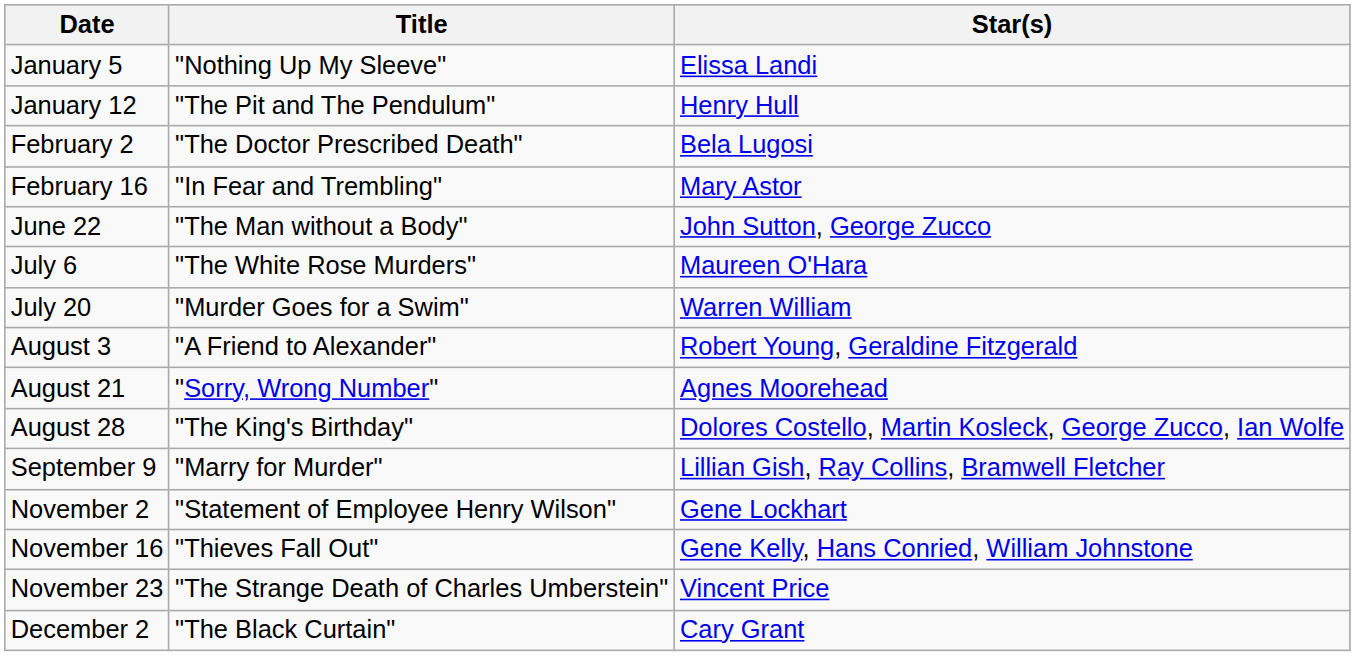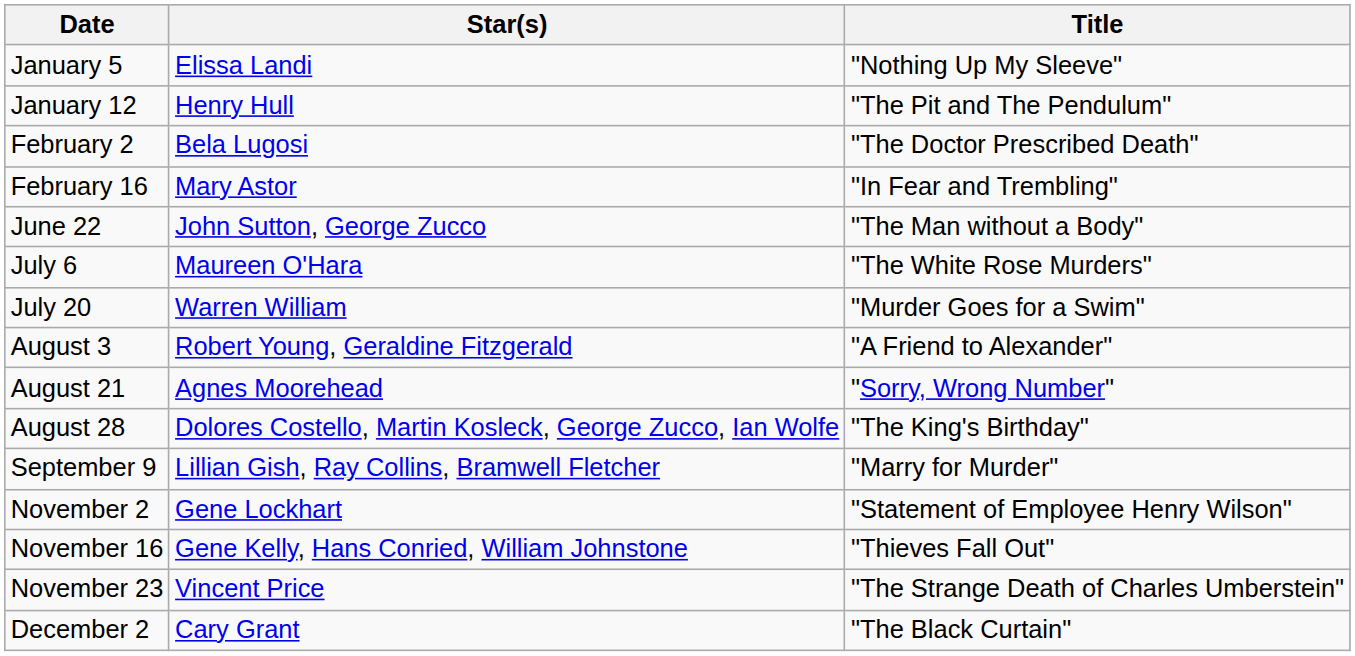columns swapped: (422, 24) <-> (1012, 24)
